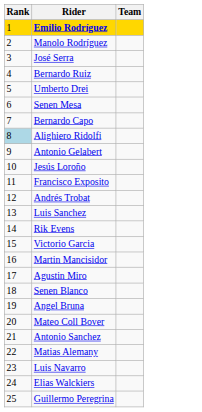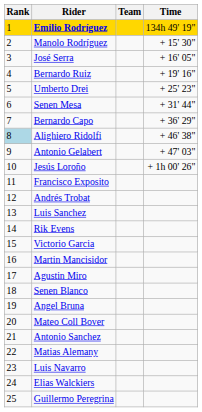+ column: (171, 12)
